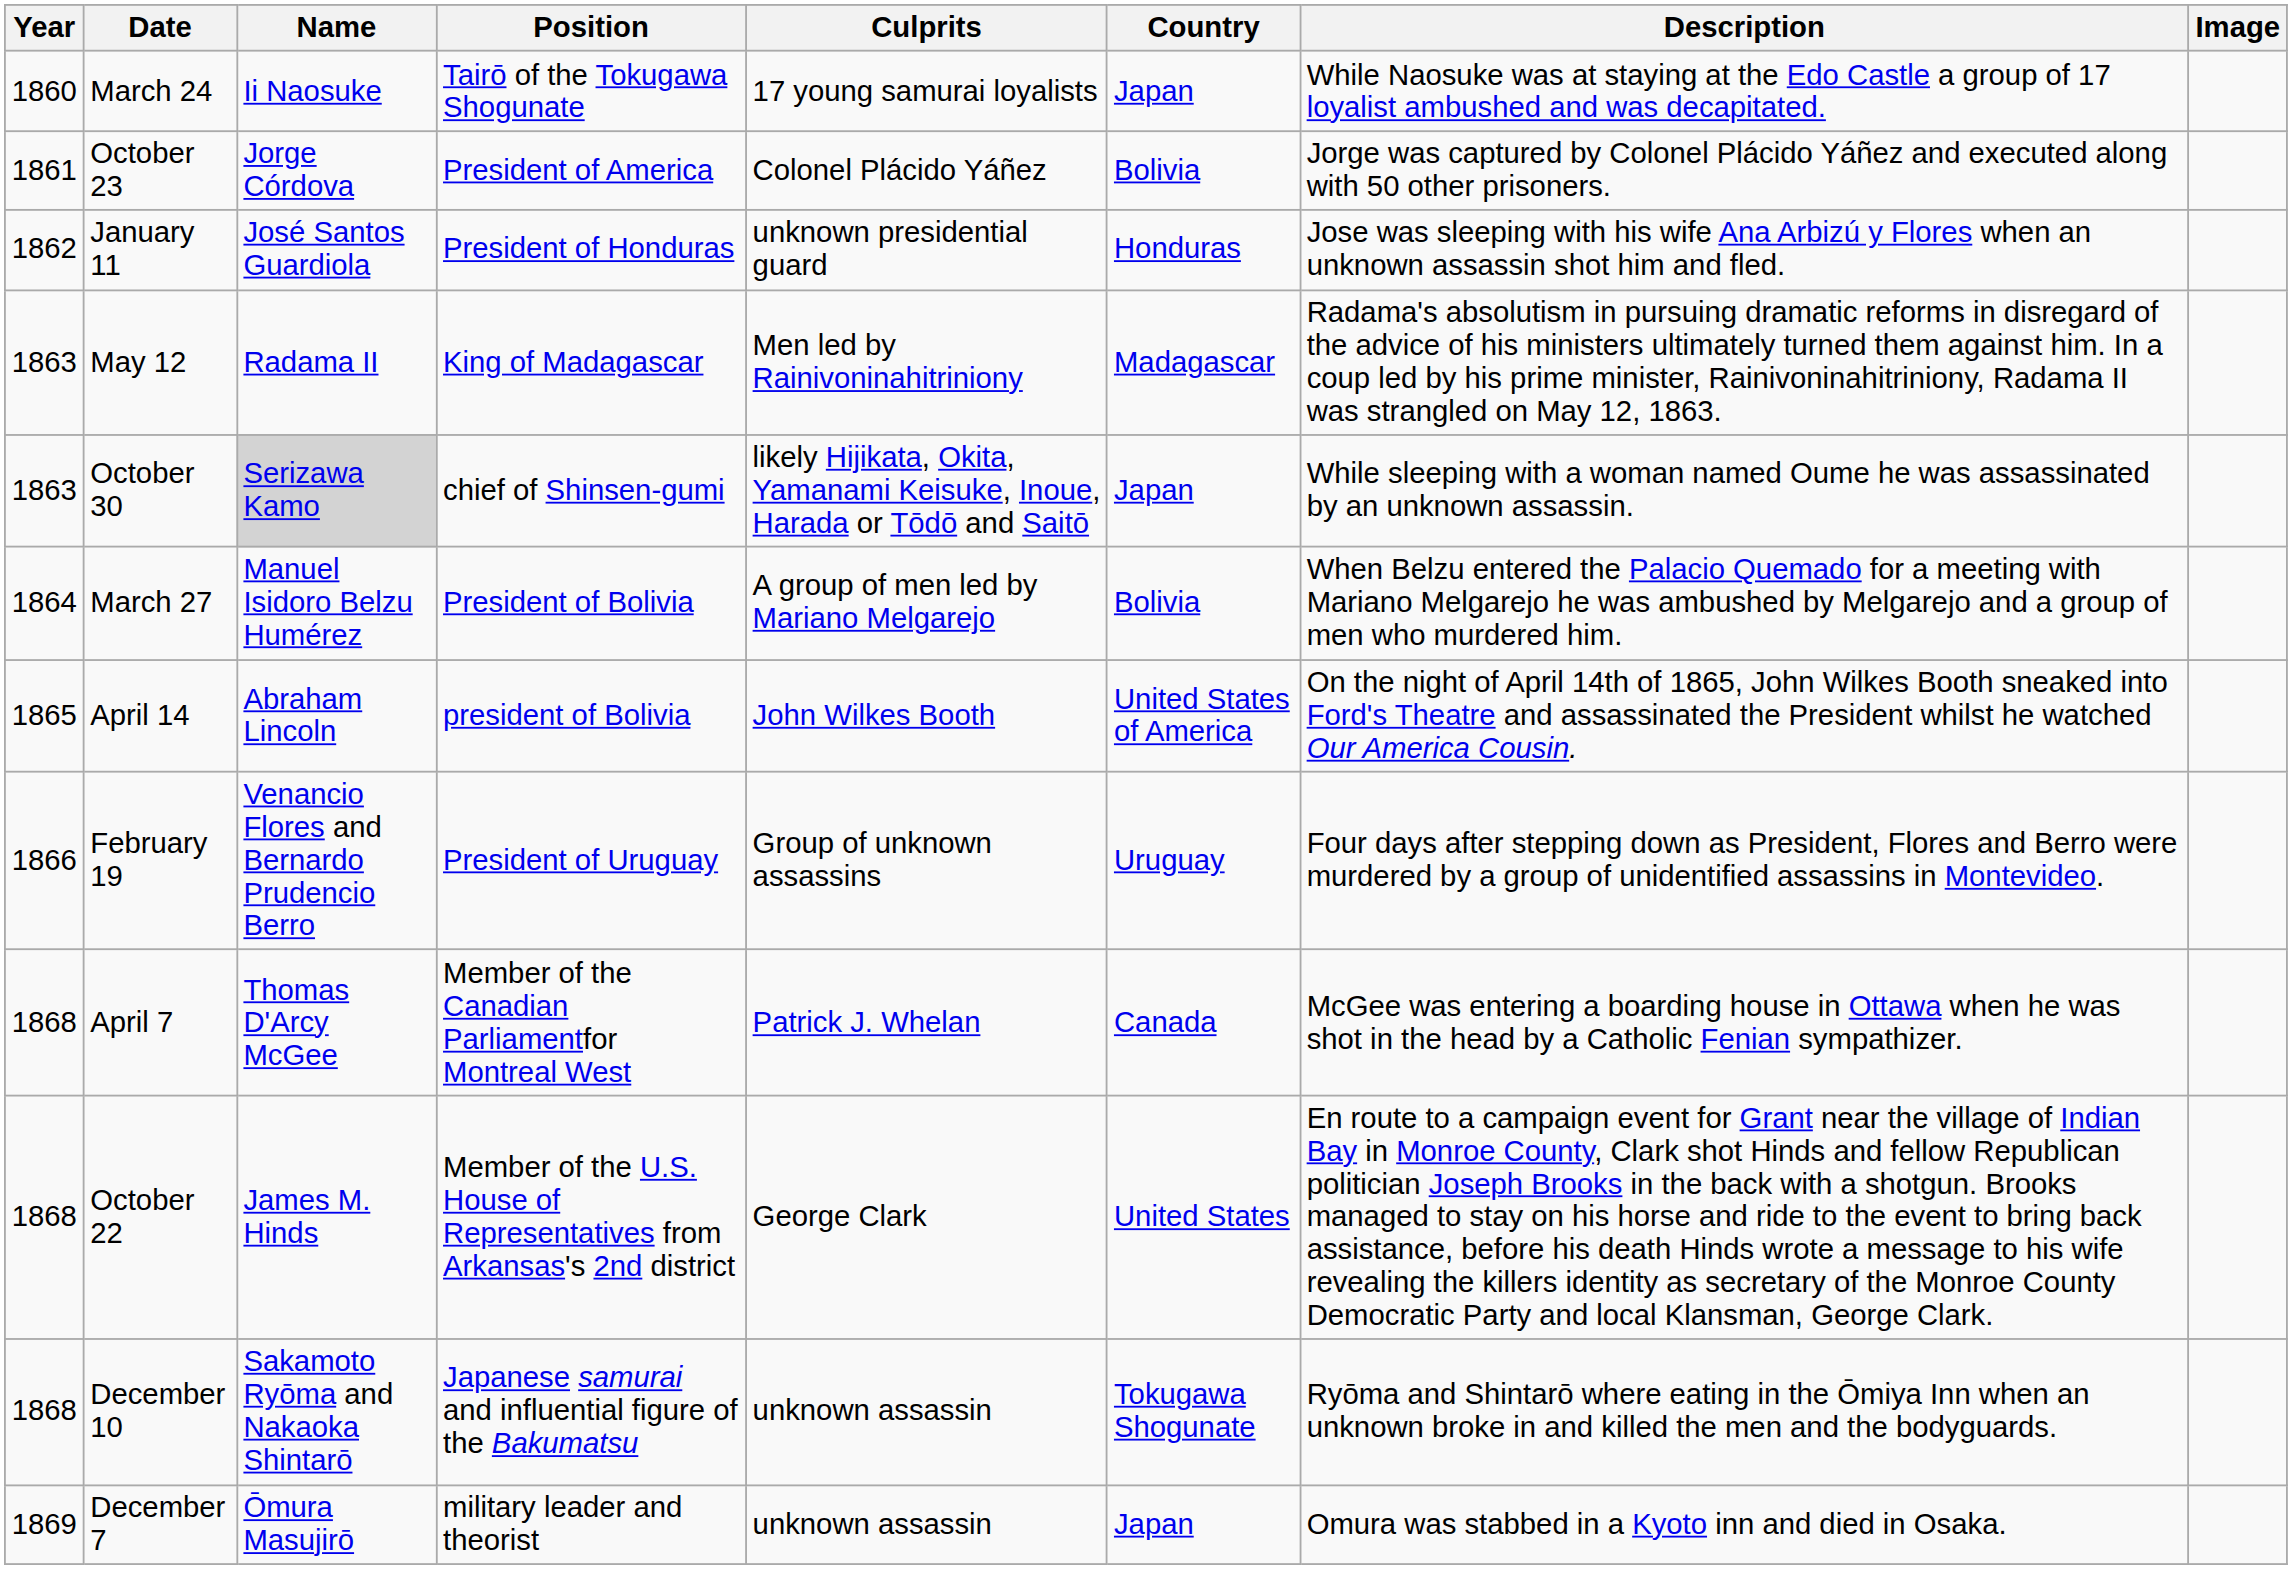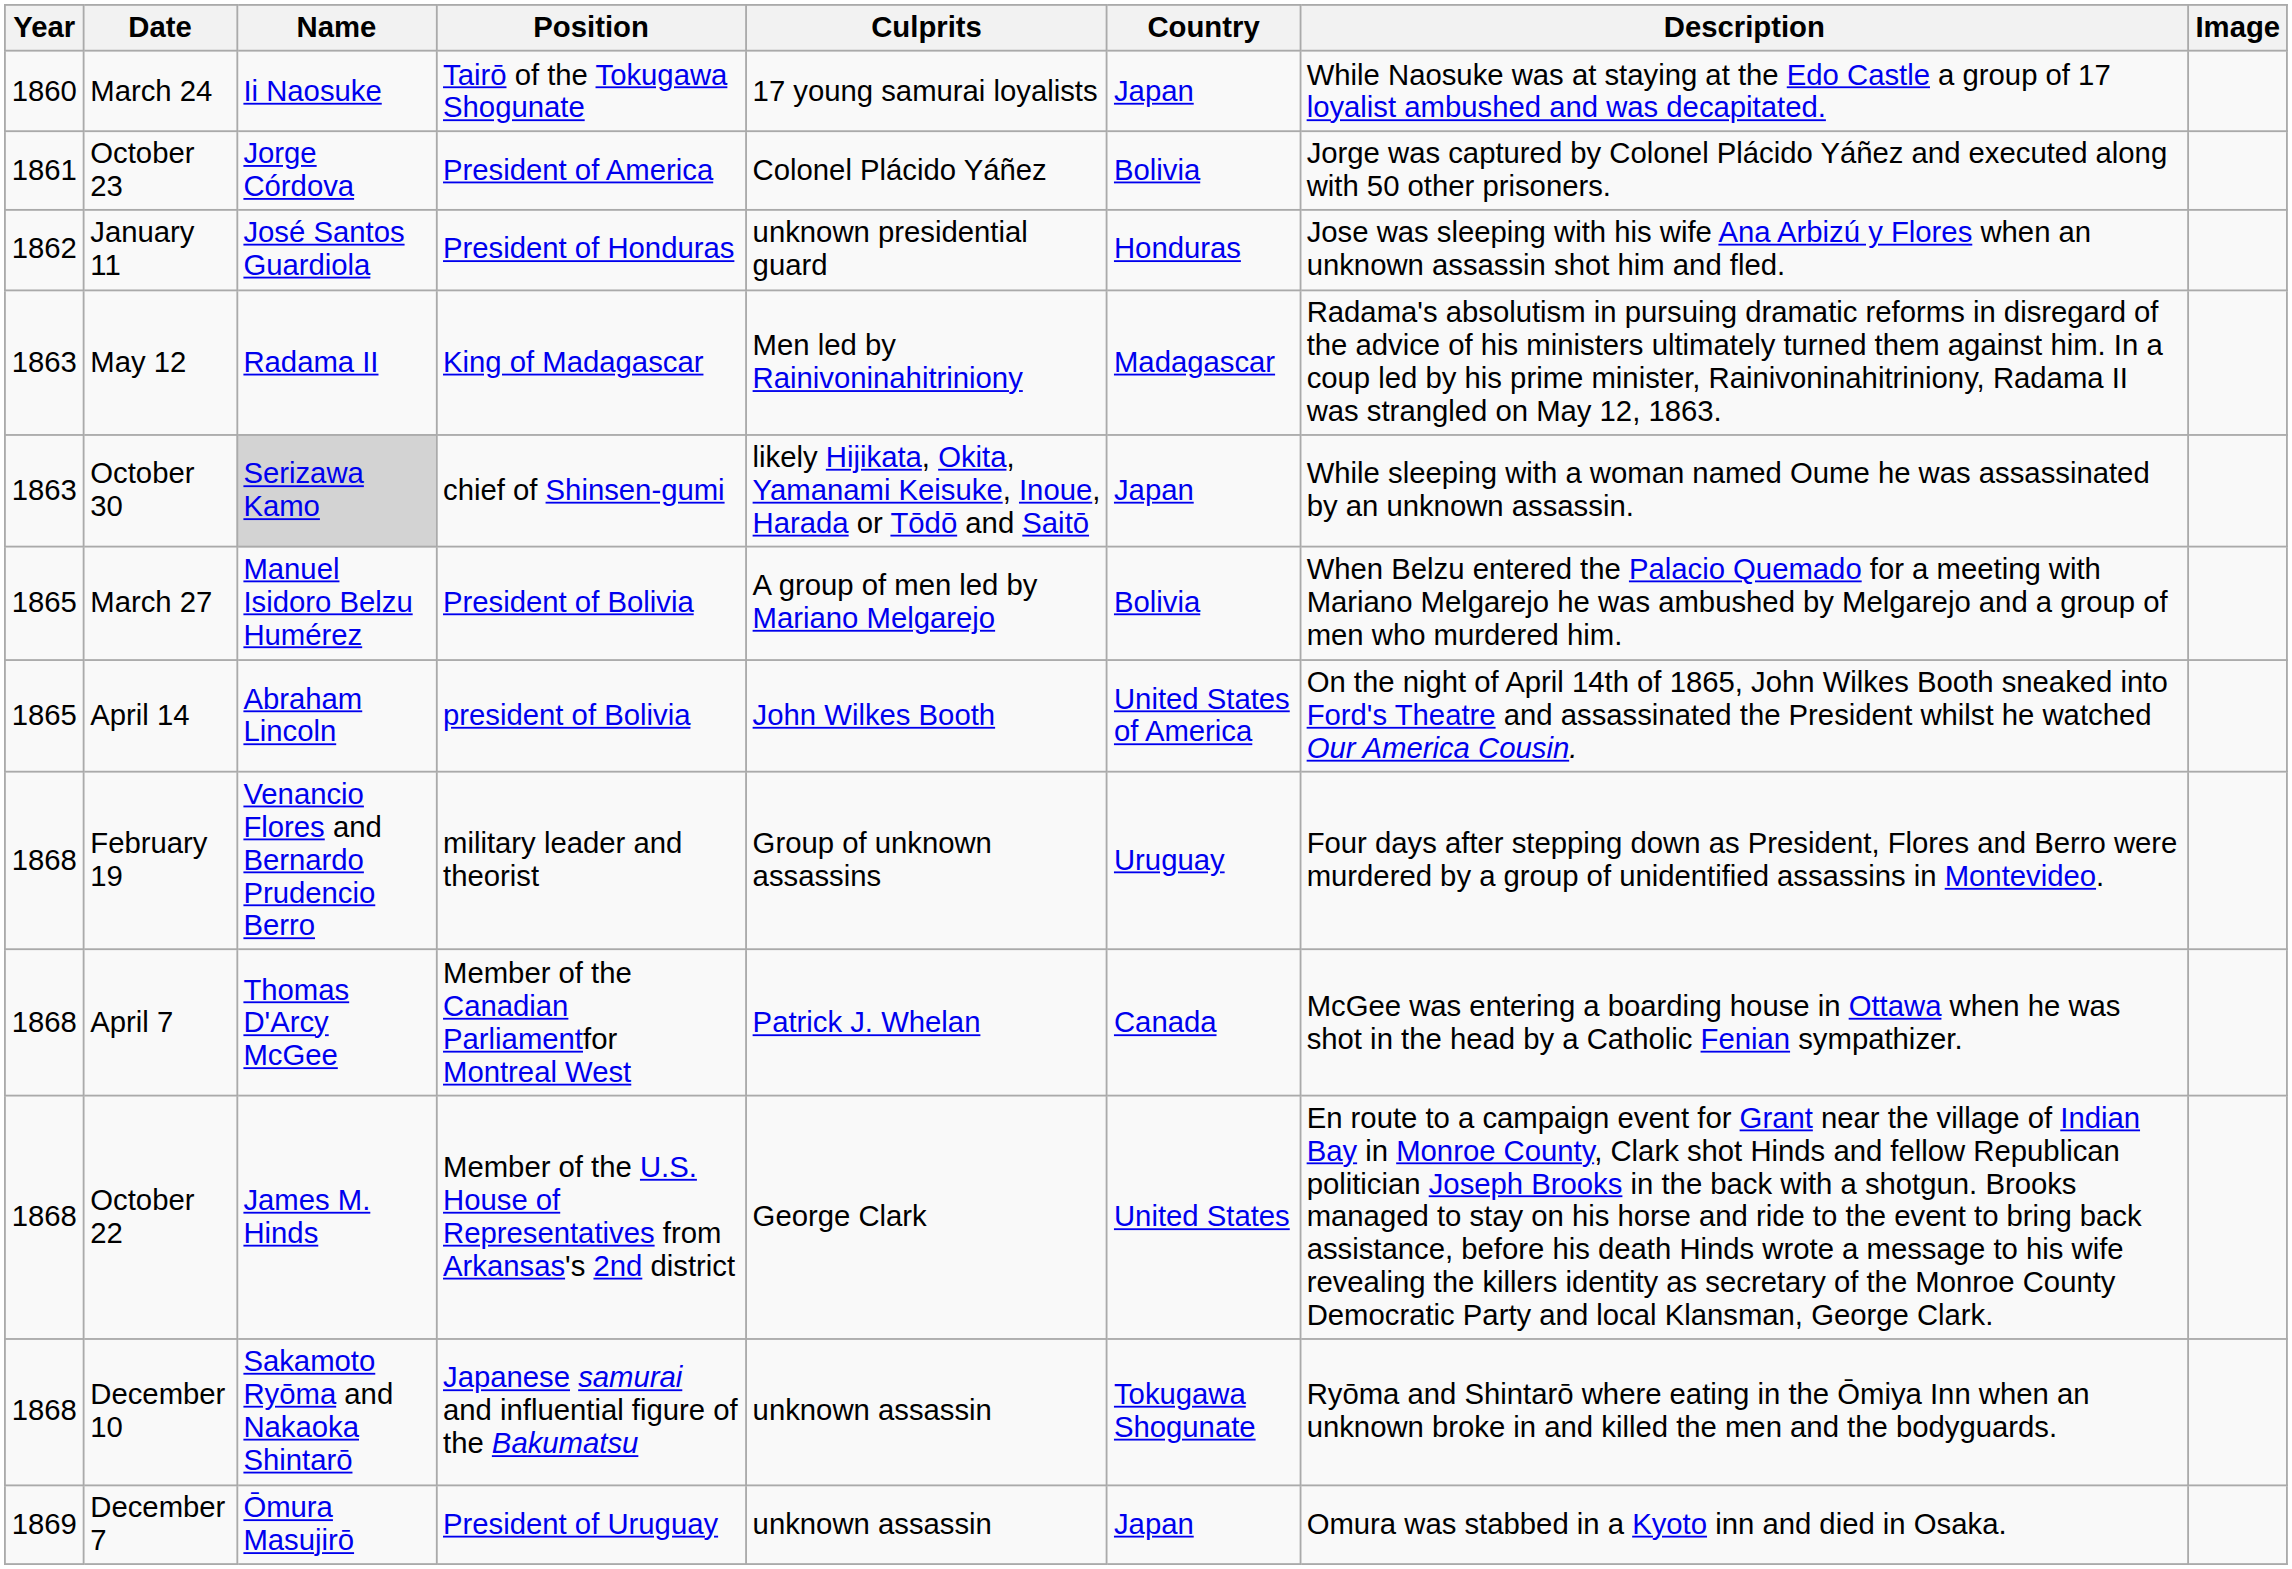(44, 602) 1864 -> (44, 602) 1865
(44, 860) 1866 -> (44, 860) 1868
(581, 860) President of Uruguay -> (563, 860) military leader and theorist
(563, 1523) military leader and theorist -> (581, 1523) President of Uruguay
